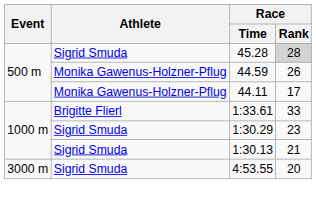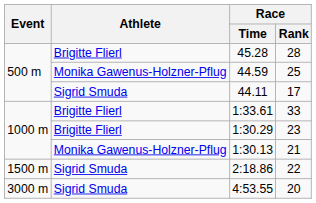(91, 53) Sigrid Smuda -> (88, 53) Brigitte Flierl
(294, 53) lightgrey background -> (294, 53) no background
(294, 72) 26 -> (294, 72) 25
(140, 92) Monika Gawenus-Holzner-Pflug -> (91, 92) Sigrid Smuda
(91, 131) Sigrid Smuda -> (88, 131) Brigitte Flierl
(91, 150) Sigrid Smuda -> (140, 150) Monika Gawenus-Holzner-Pflug
+ row: (253, 169)
